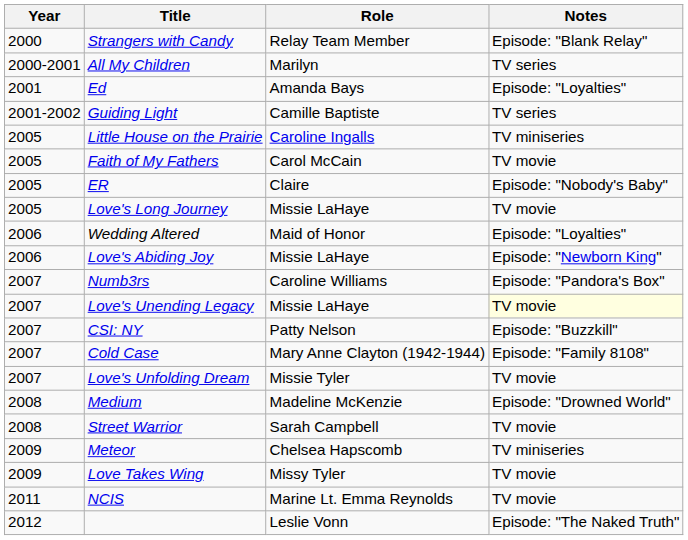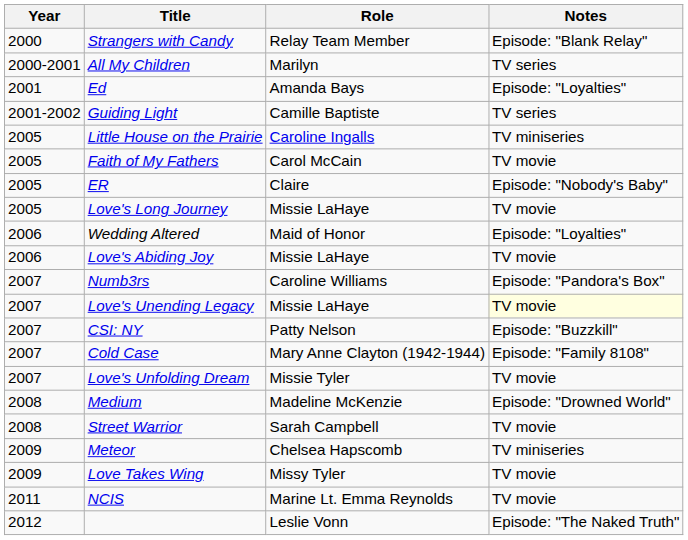(577, 257) Episode: "Newborn King" -> (524, 257) TV movie
